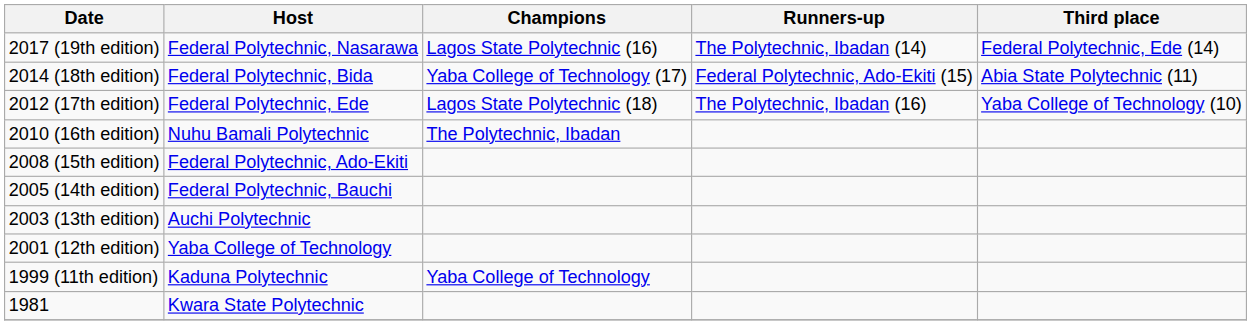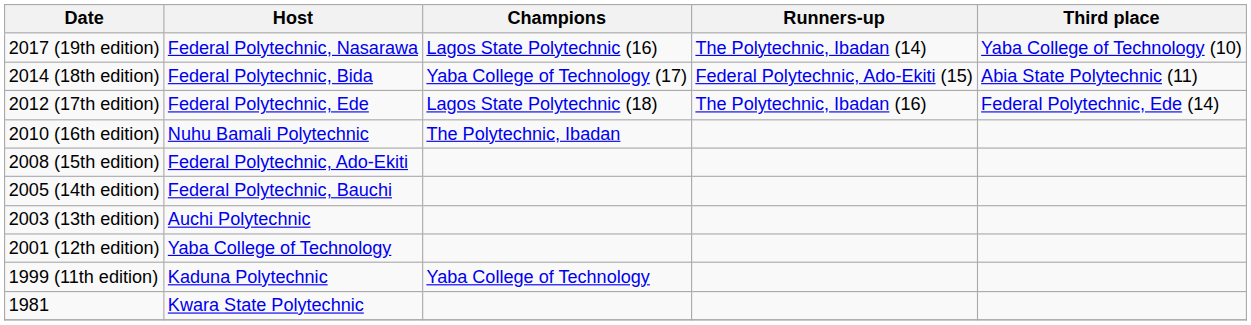(1100, 47) Federal Polytechnic, Ede (14) -> (1111, 47) Yaba College of Technology (10)
(1111, 104) Yaba College of Technology (10) -> (1100, 104) Federal Polytechnic, Ede (14)
